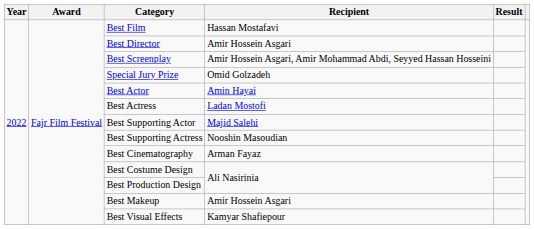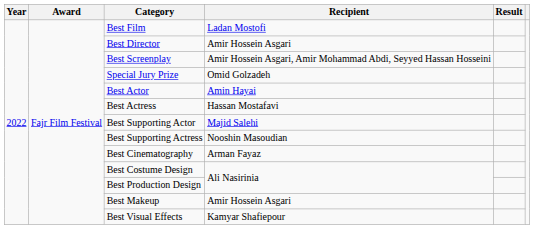(243, 28) Hassan Mostafavi -> (236, 28) Ladan Mostofi
(236, 106) Ladan Mostofi -> (243, 106) Hassan Mostafavi
